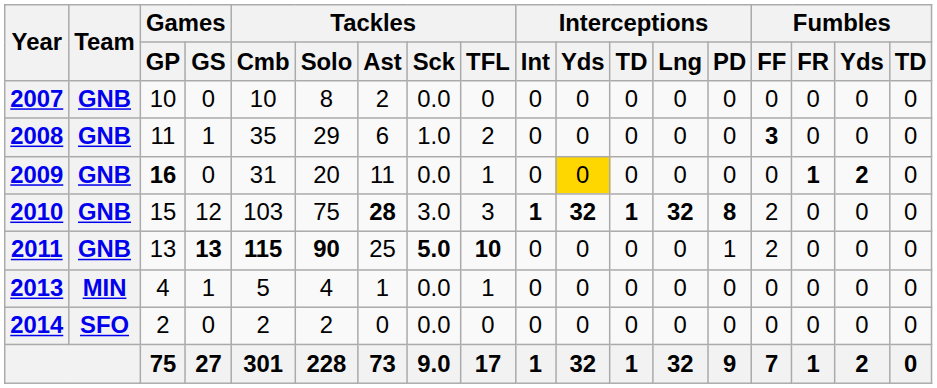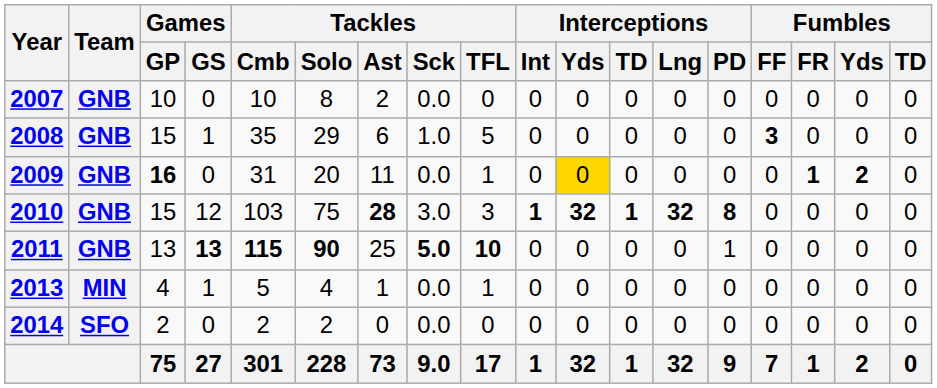(163, 136) 11 -> (163, 136) 15
(488, 136) 2 -> (488, 136) 5
(772, 212) 2 -> (772, 212) 0
(772, 250) 2 -> (772, 250) 0
